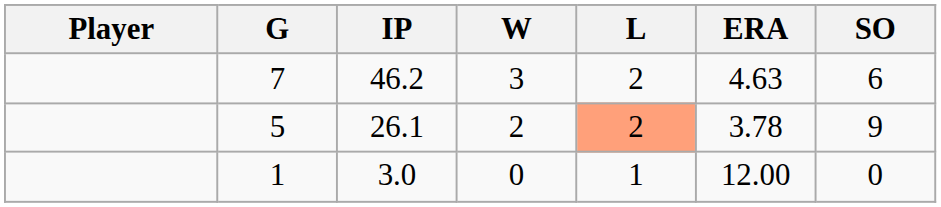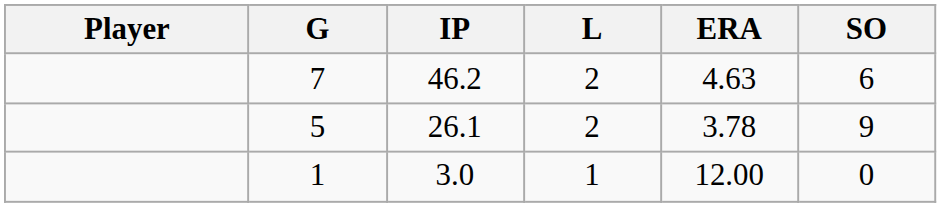- column: (517, 28)
(636, 126) lightsalmon background -> (592, 126) no background
